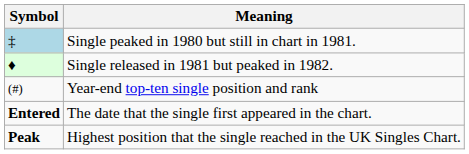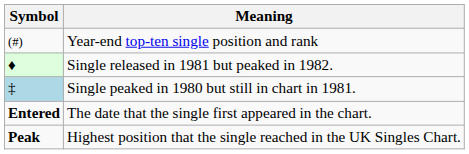rows swapped: (211, 40) <-> (193, 88)
